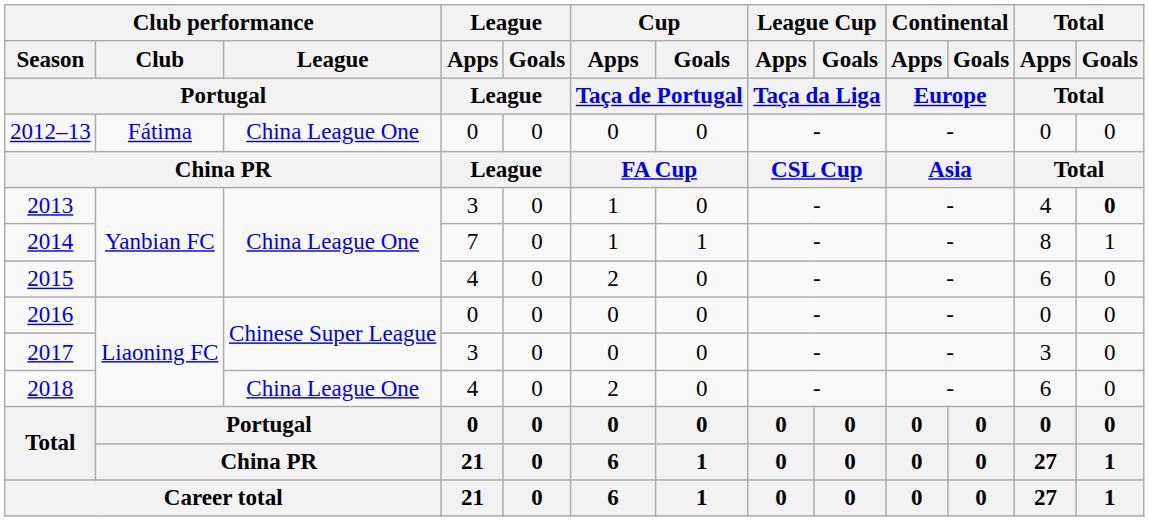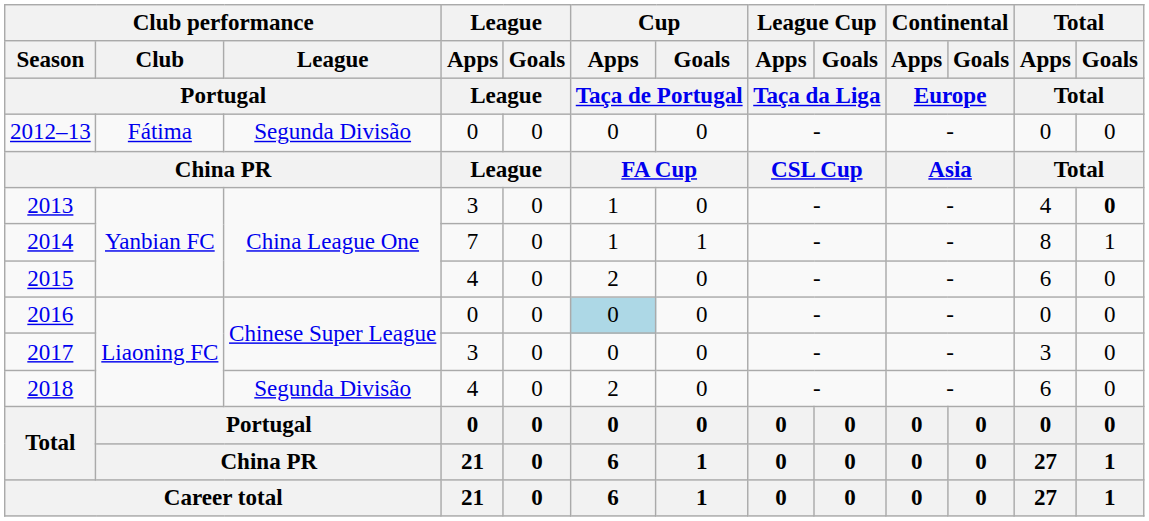(333, 132) China League One -> (333, 132) Segunda Divisão
(613, 315) no background -> (613, 315) lightblue background
(333, 388) China League One -> (333, 388) Segunda Divisão
